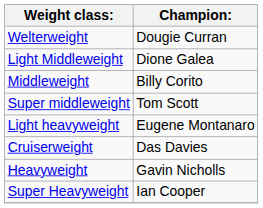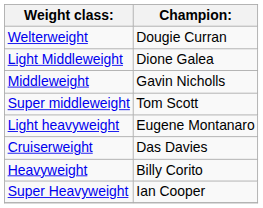(170, 81) Billy Corito -> (181, 81) Gavin Nicholls
(181, 170) Gavin Nicholls -> (170, 170) Billy Corito
